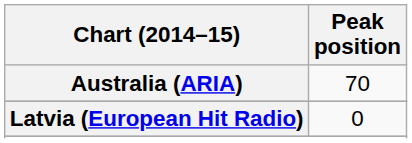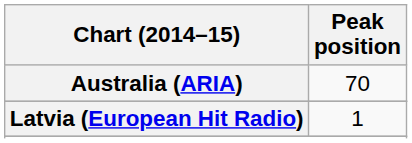(357, 118) 0 -> (357, 118) 1
